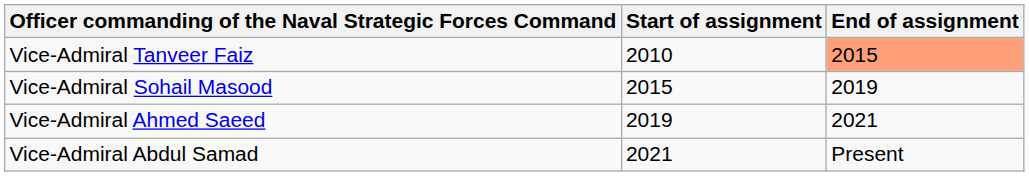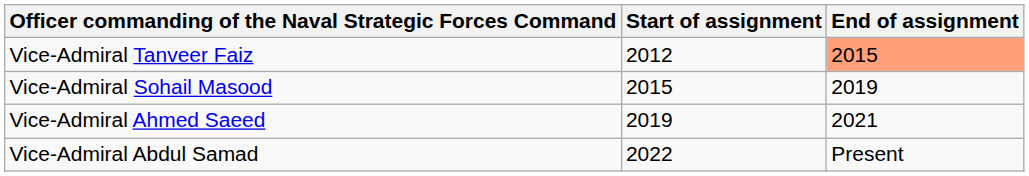(649, 54) 2010 -> (649, 54) 2012
(649, 154) 2021 -> (649, 154) 2022
